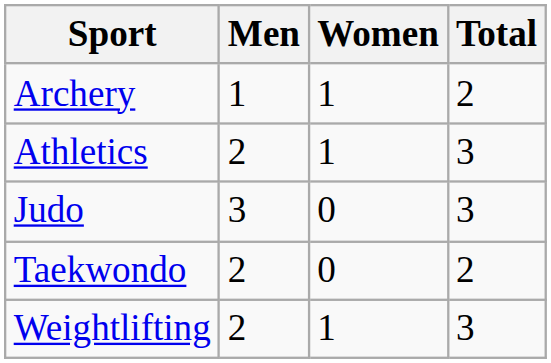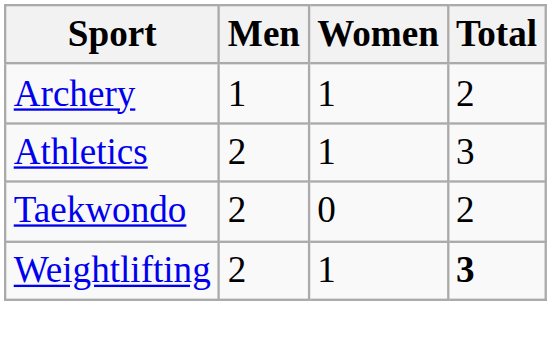- row: (49, 210)
(465, 328) normal -> (465, 269) bold
